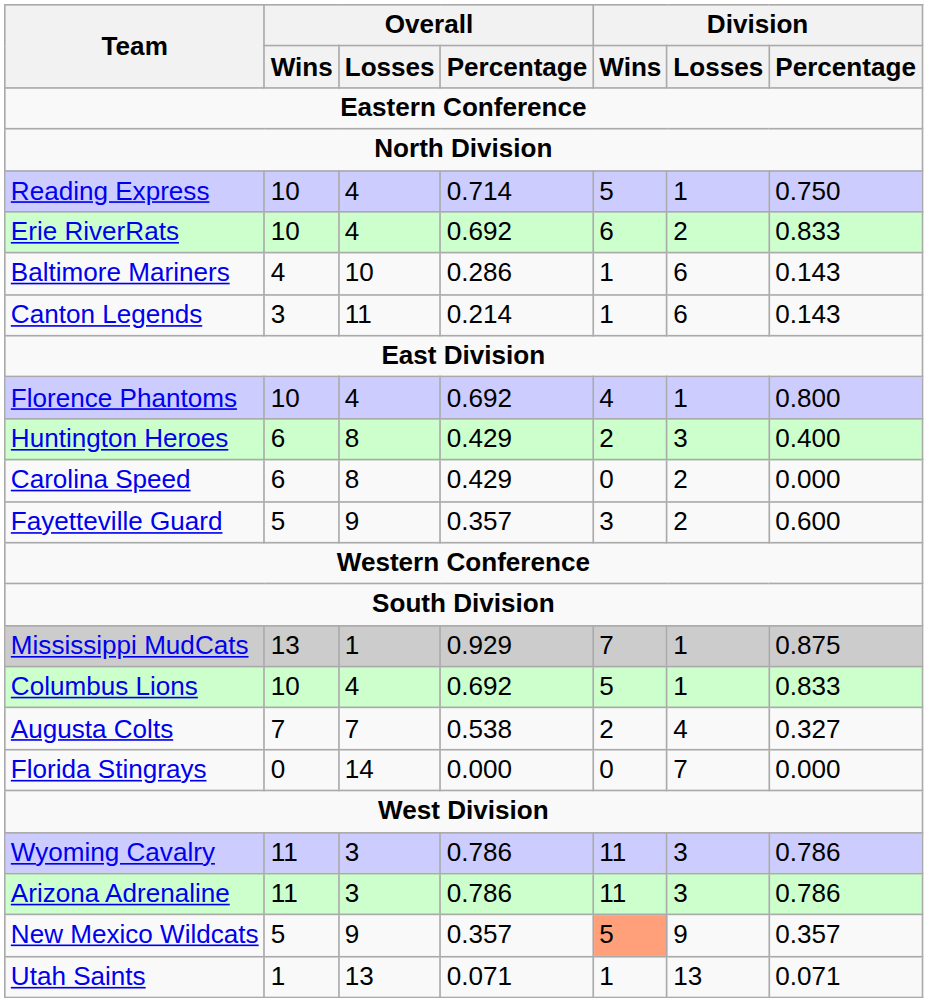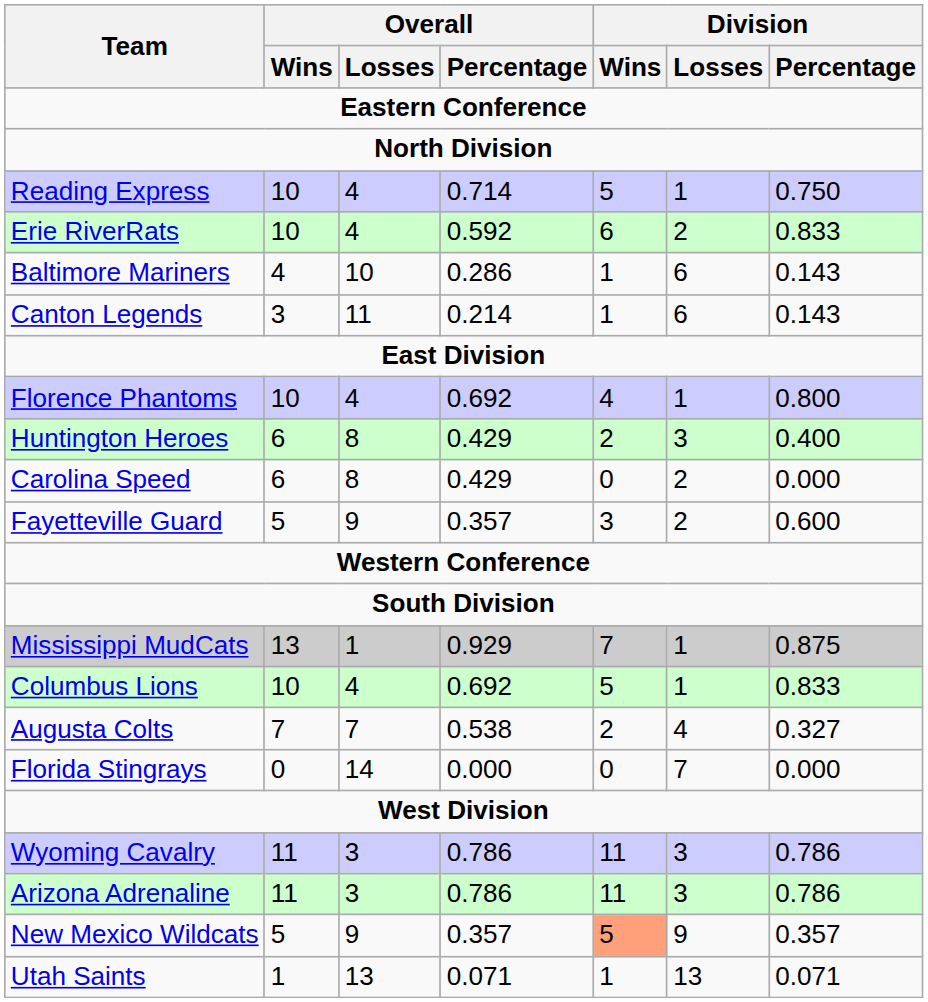(479, 231) 0.692 -> (479, 231) 0.592
